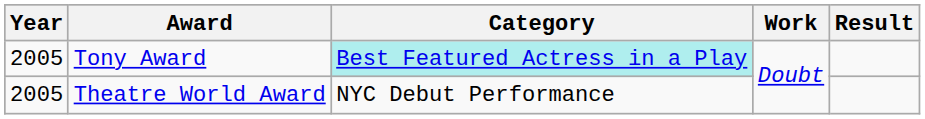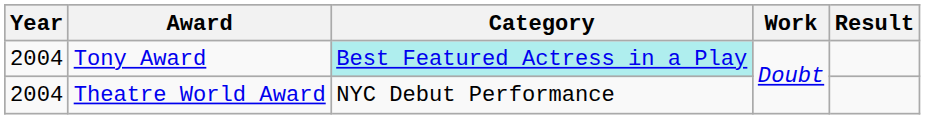(37, 59) 2005 -> (37, 59) 2004
(37, 95) 2005 -> (37, 95) 2004
